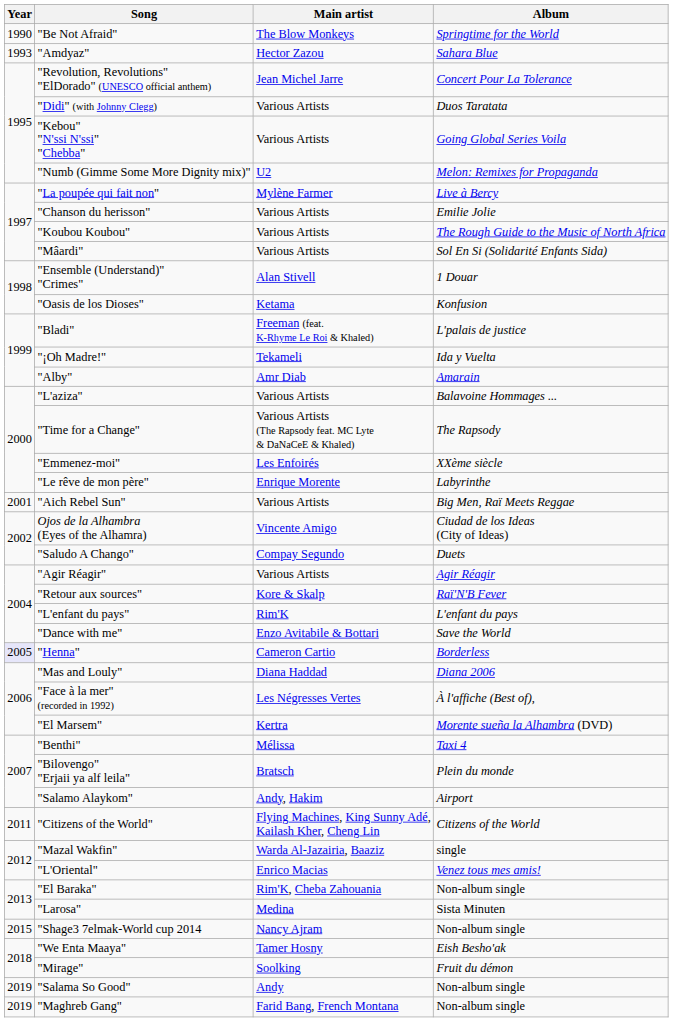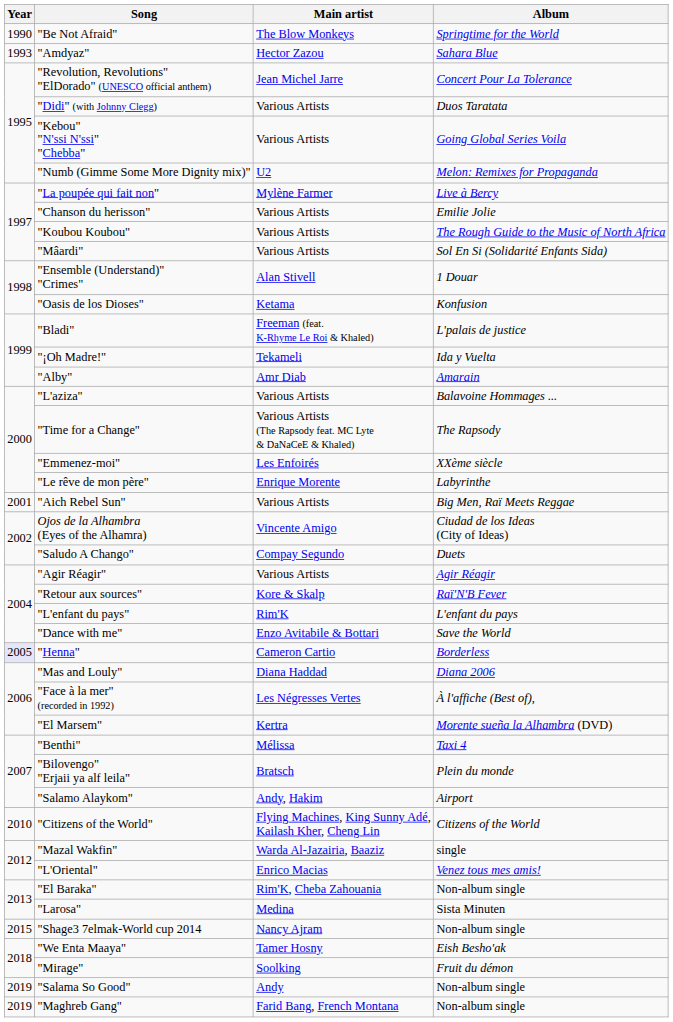(19, 824) 2011 -> (20, 824) 2010
